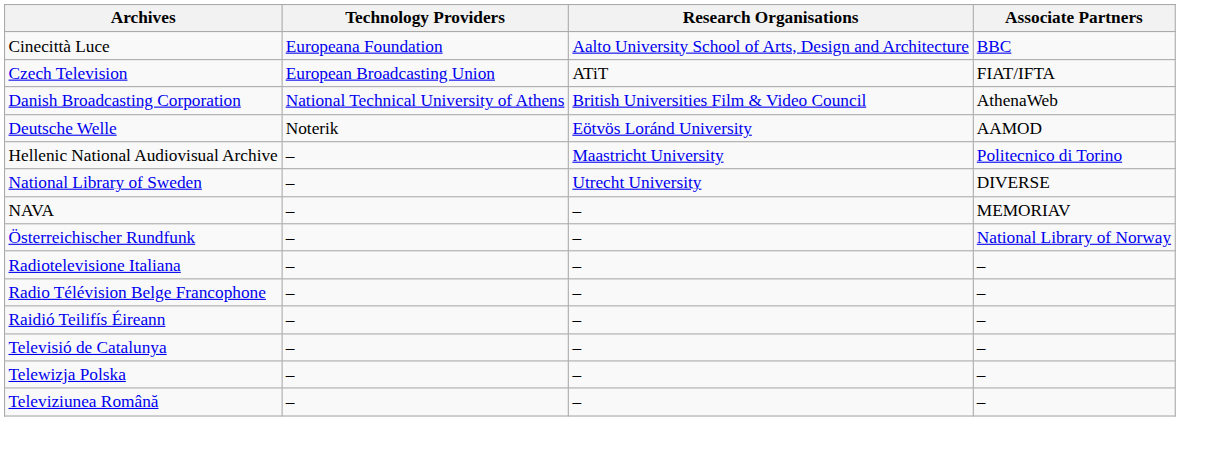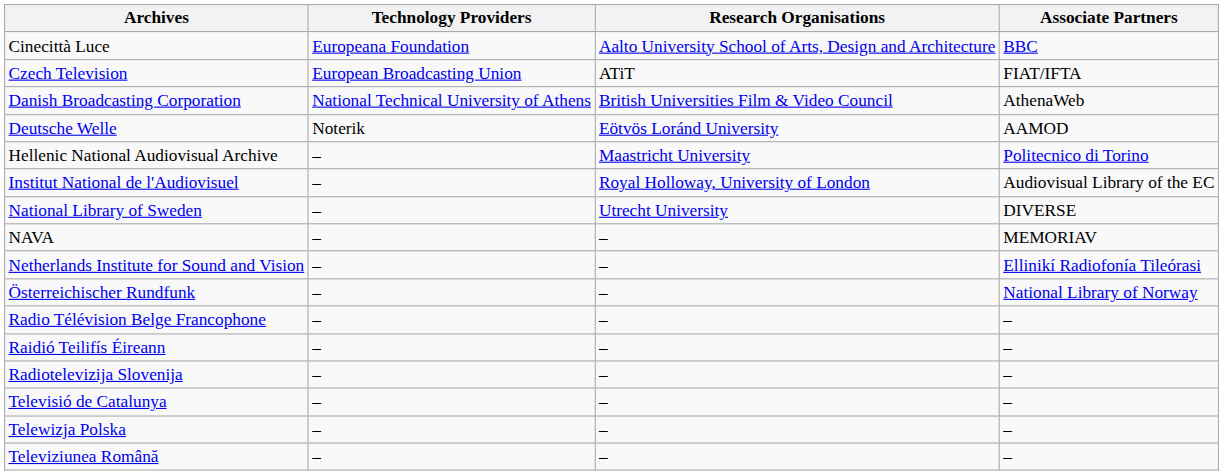+ row: (124, 182)
+ row: (156, 264)
- row: (95, 264)
+ row: (96, 374)
